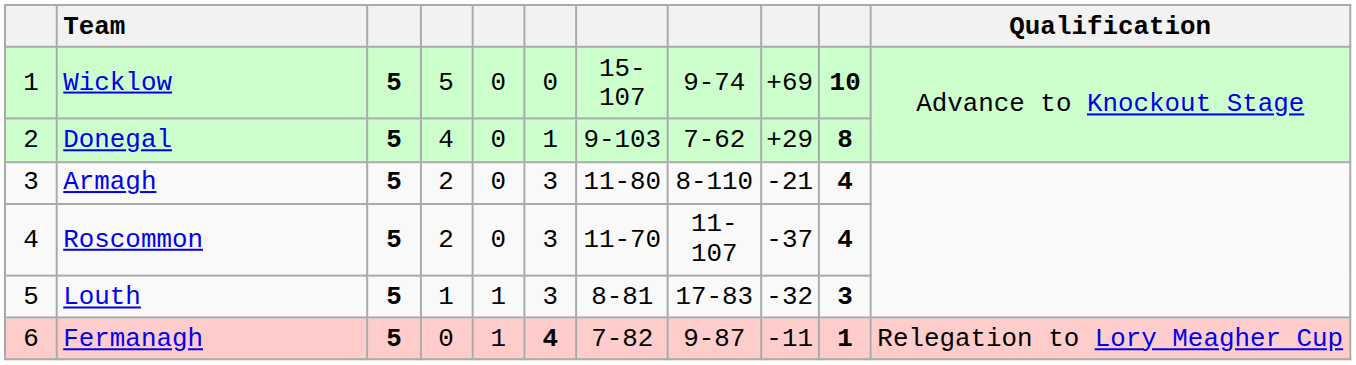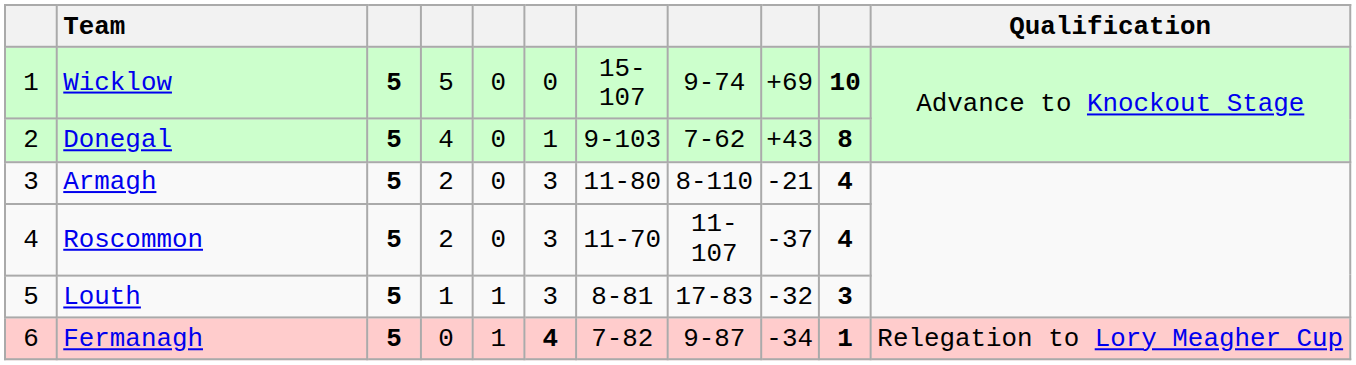(790, 140) +29 -> (790, 140) +43
(790, 339) -11 -> (790, 339) -34
